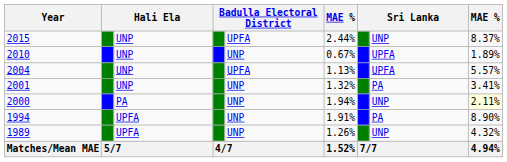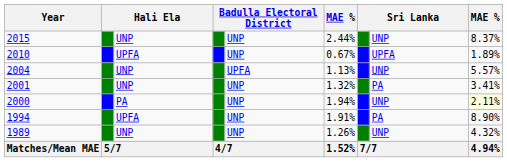(239, 39) UPFA -> (236, 39) UNP
(125, 55) UNP -> (127, 55) UPFA
(383, 70) UPFA -> (380, 70) UNP
(127, 133) UPFA -> (125, 133) UNP
